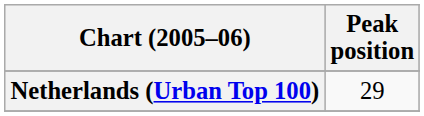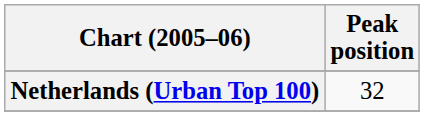(372, 90) 29 -> (372, 90) 32
